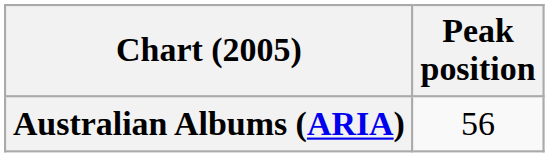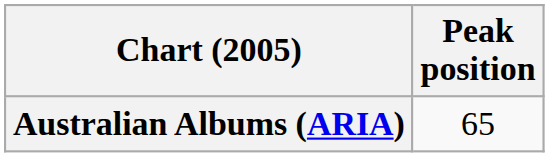(478, 123) 56 -> (478, 123) 65
